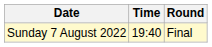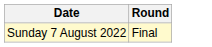- column: (147, 13)
